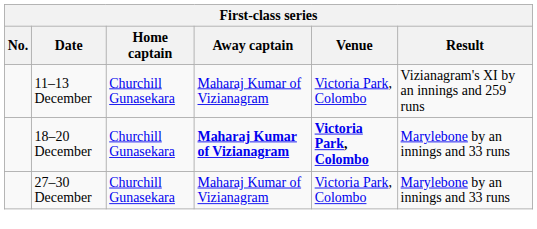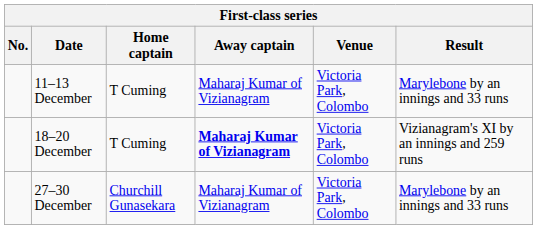(142, 91) Churchill Gunasekara -> (138, 91) T Cuming
(458, 91) Vizianagram's XI by an innings and 259 runs -> (454, 91) Marylebone by an innings and 33 runs
(142, 144) Churchill Gunasekara -> (138, 144) T Cuming
(342, 144) bold -> (343, 144) normal
(455, 144) Marylebone by an innings and 33 runs -> (456, 144) Vizianagram's XI by an innings and 259 runs
